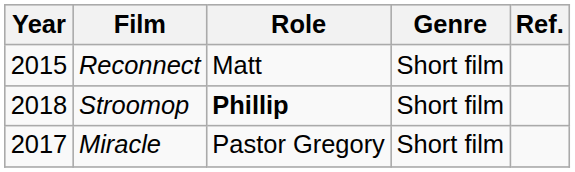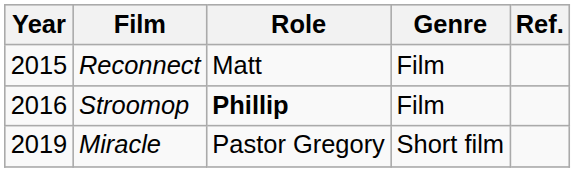(450, 65) Short film -> (421, 65) Film
(39, 105) 2018 -> (39, 105) 2016
(450, 105) Short film -> (421, 105) Film
(39, 145) 2017 -> (39, 145) 2019
